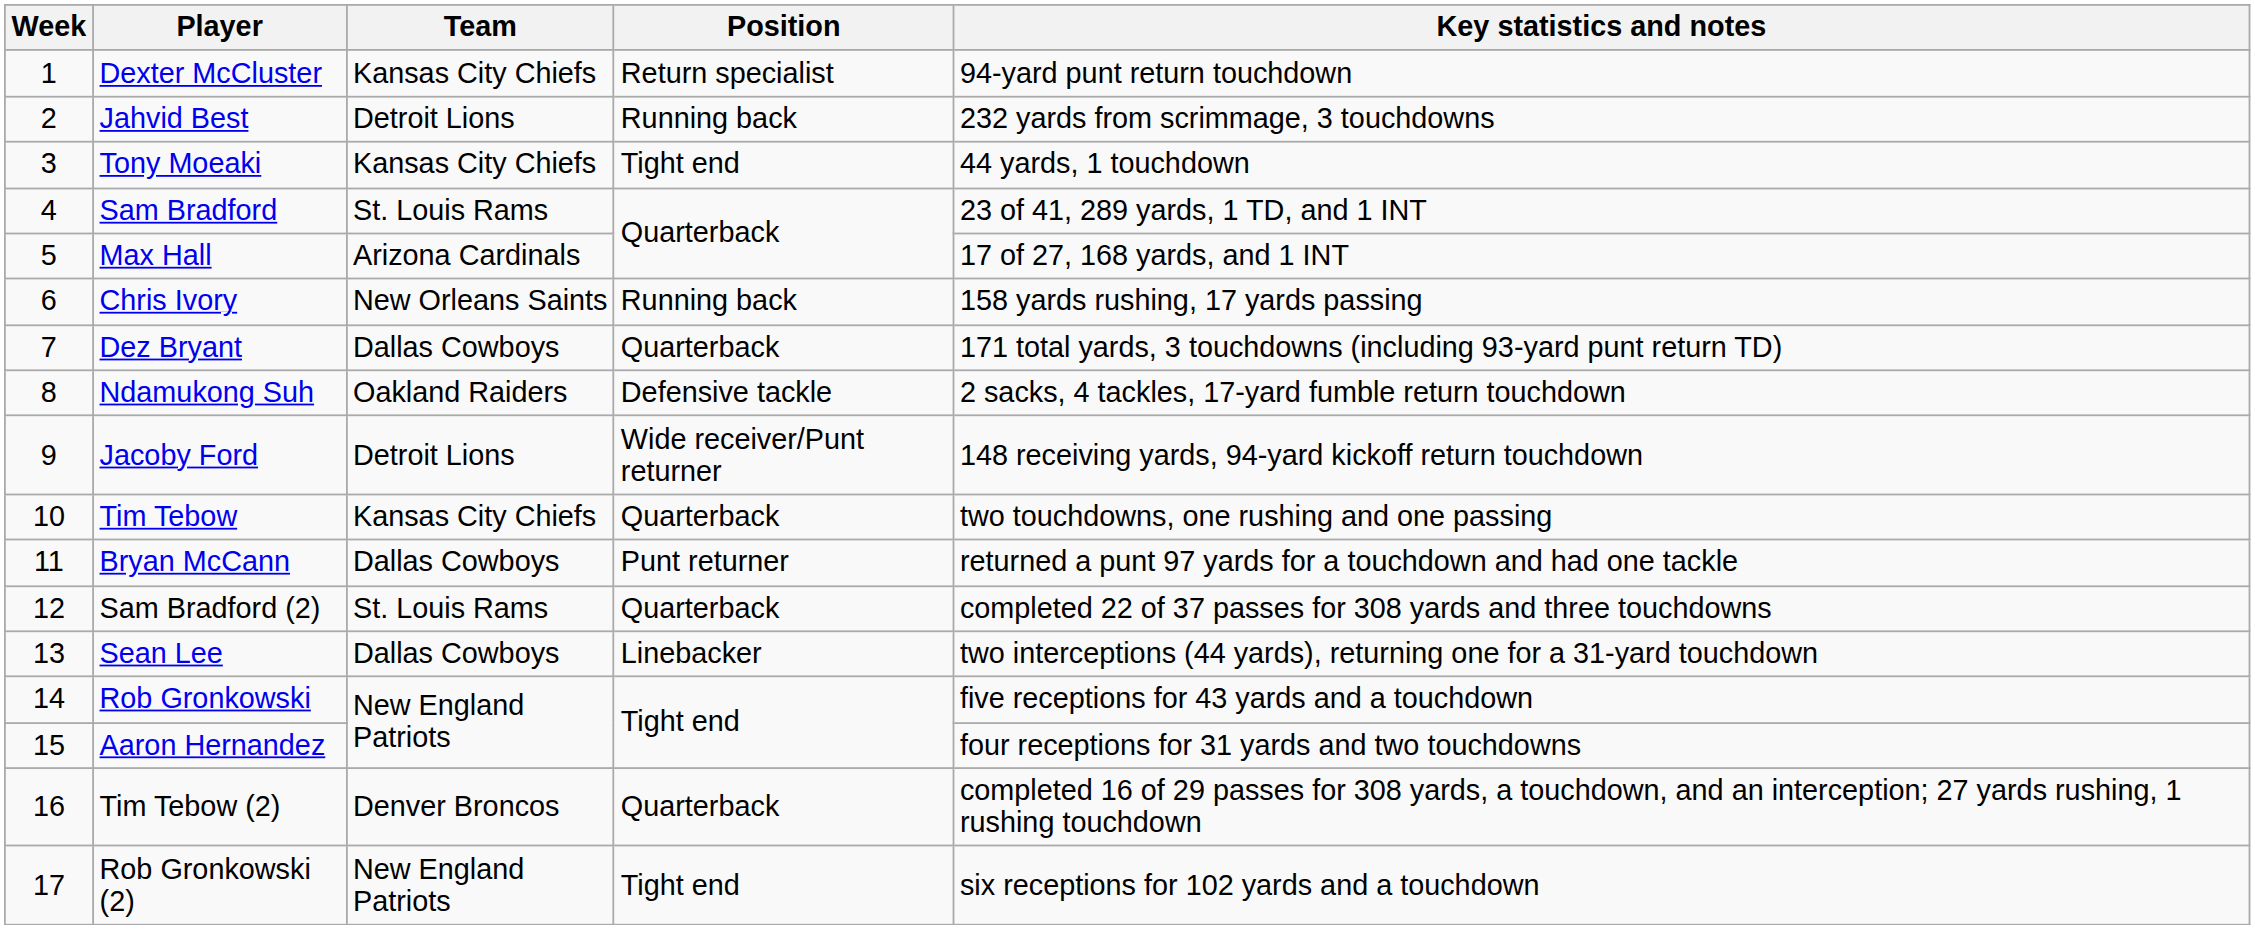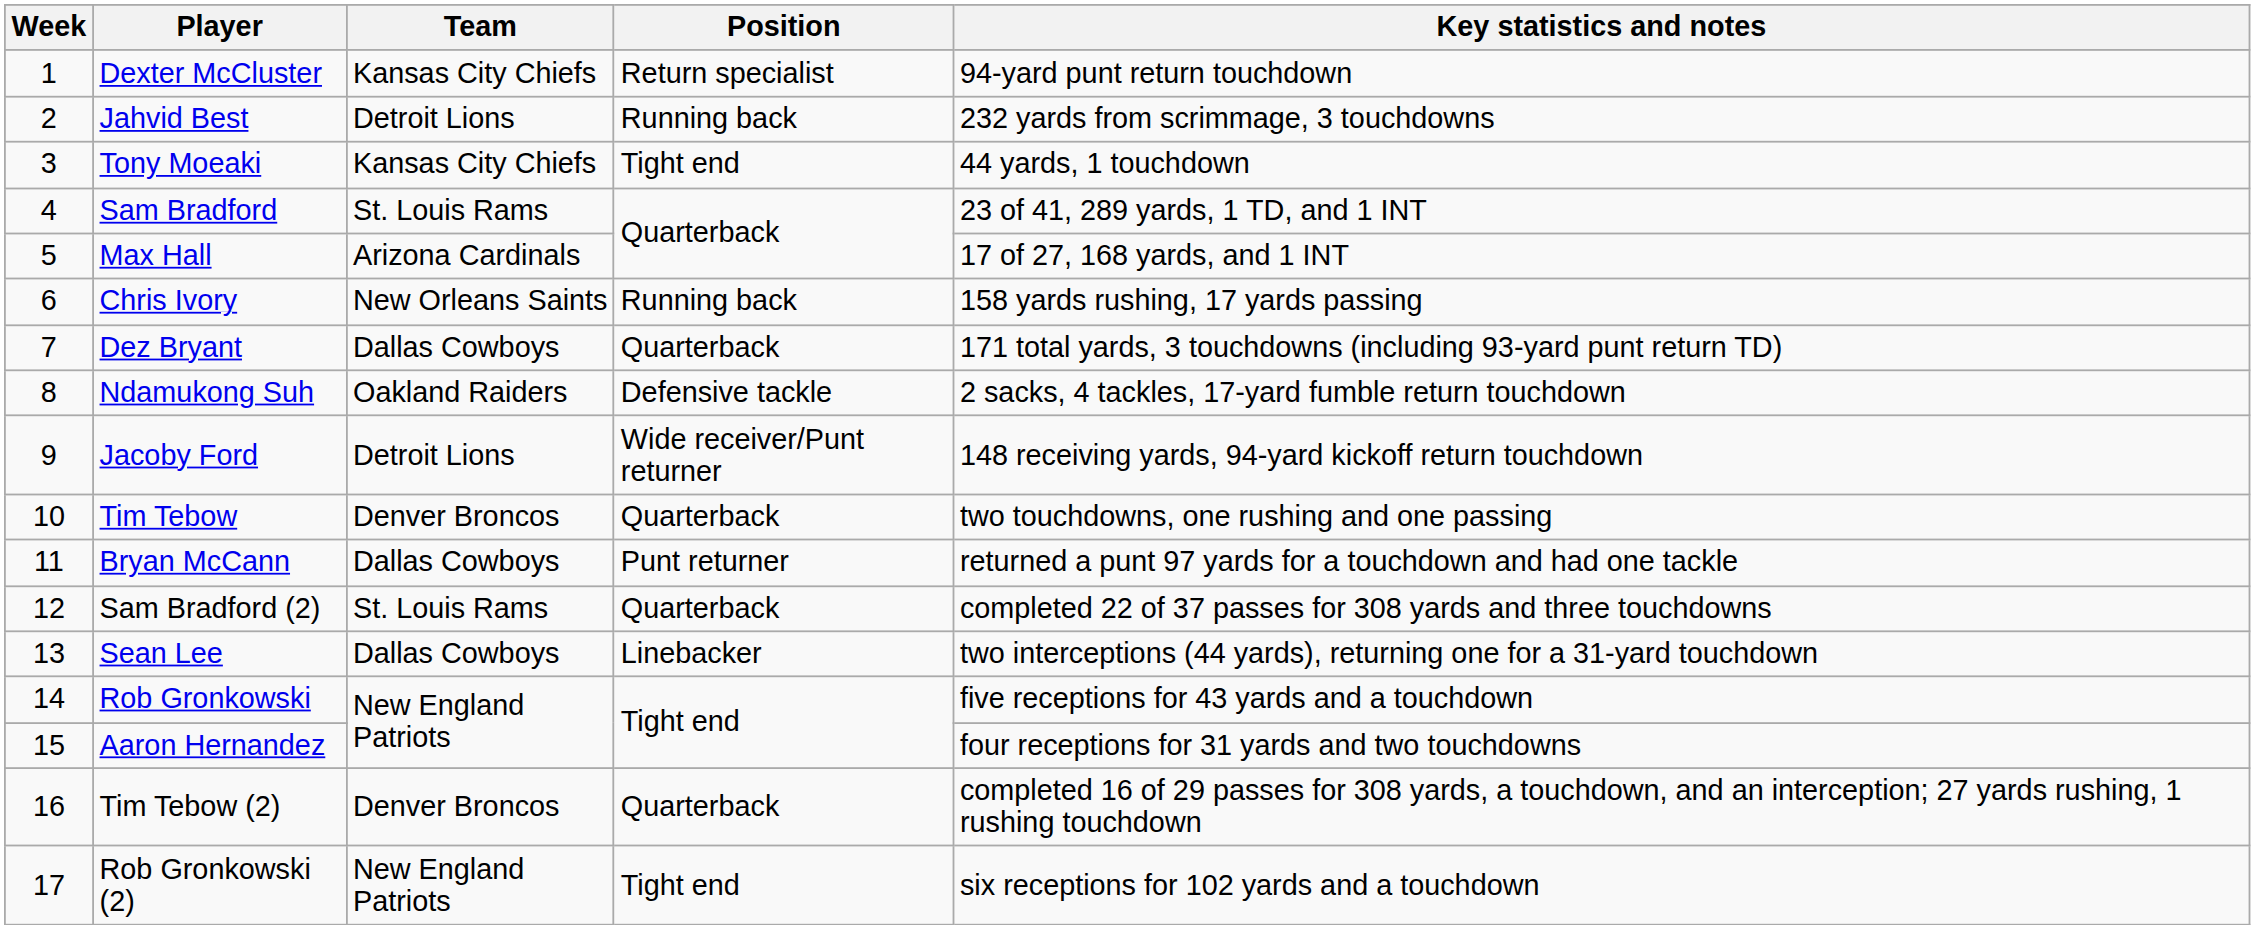(475, 516) Kansas City Chiefs -> (456, 516) Denver Broncos
